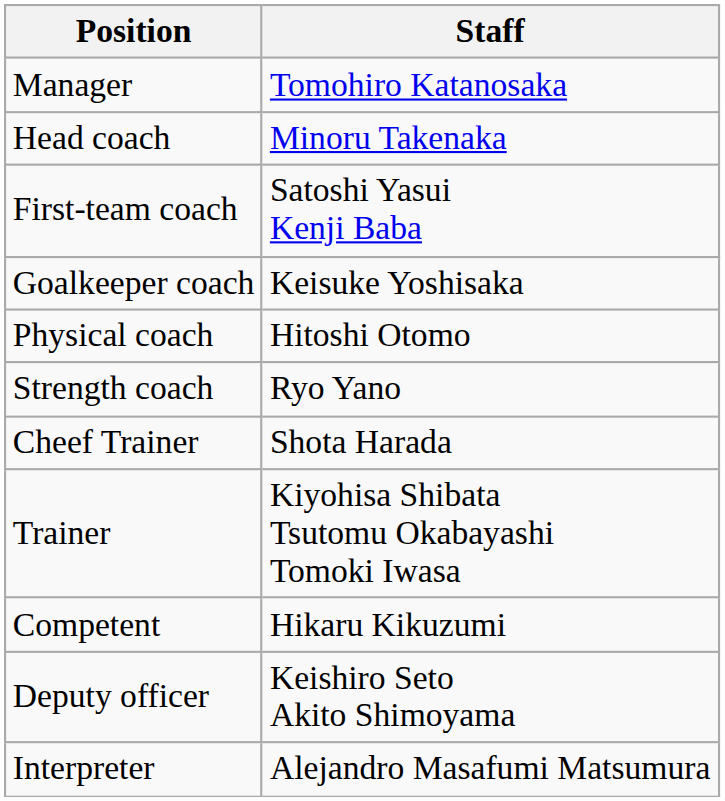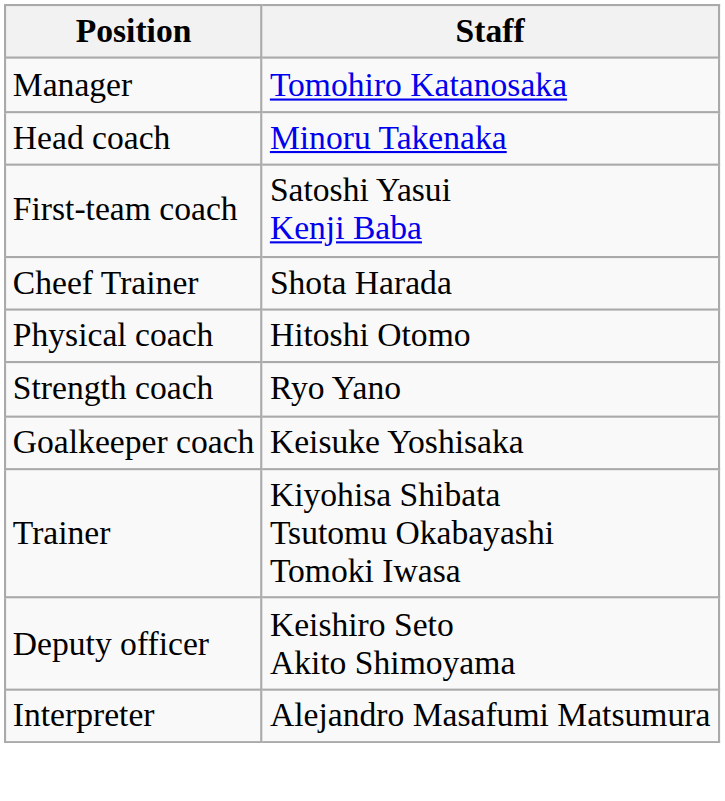rows swapped: (134, 282) <-> (106, 441)
- row: (87, 624)
